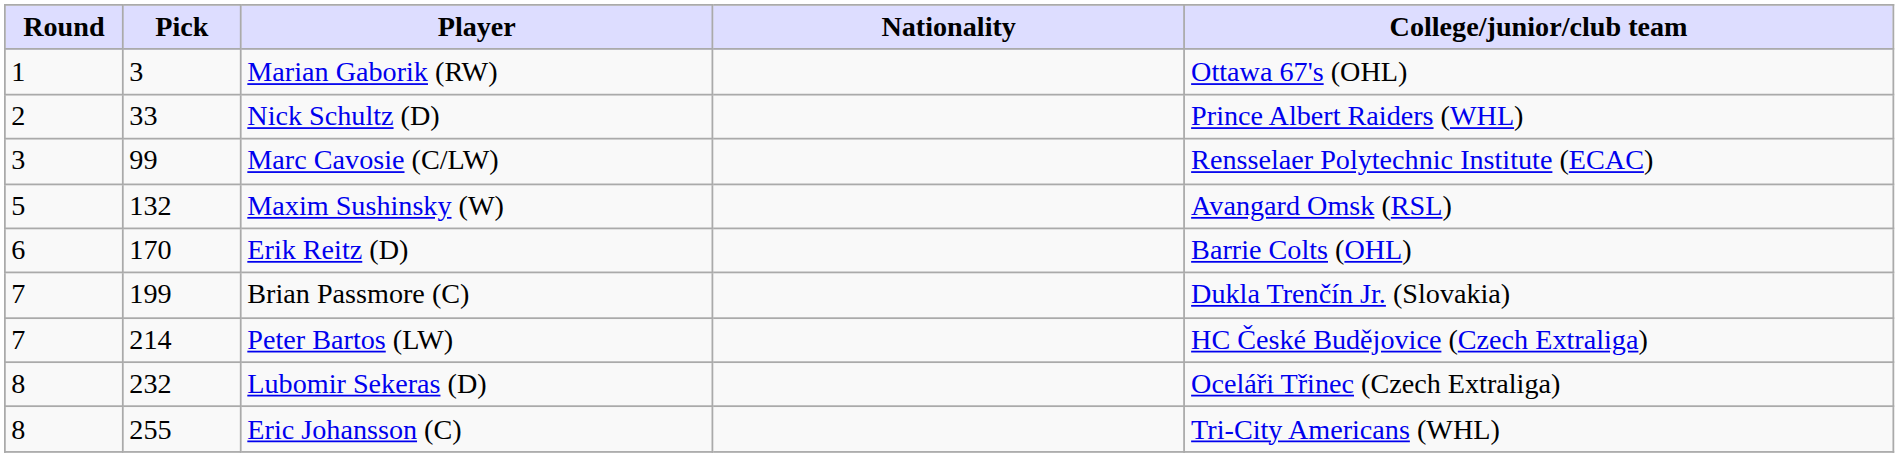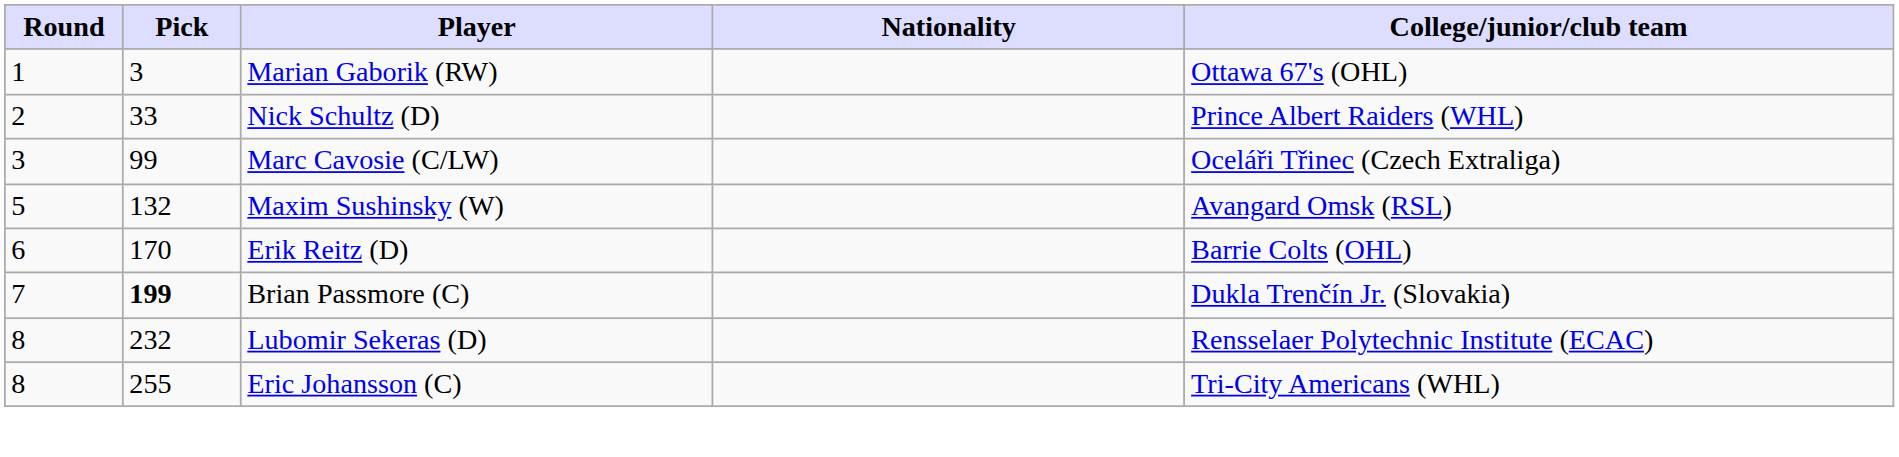(1422, 160) Rensselaer Polytechnic Institute (ECAC) -> (1376, 160) Oceláři Třinec (Czech Extraliga)
(150, 294) normal -> (150, 294) bold
- row: (350, 339)
(1376, 384) Oceláři Třinec (Czech Extraliga) -> (1422, 339) Rensselaer Polytechnic Institute (ECAC)
